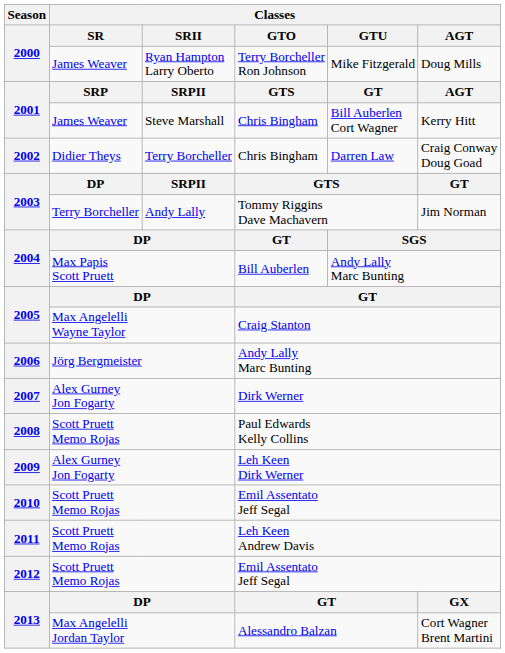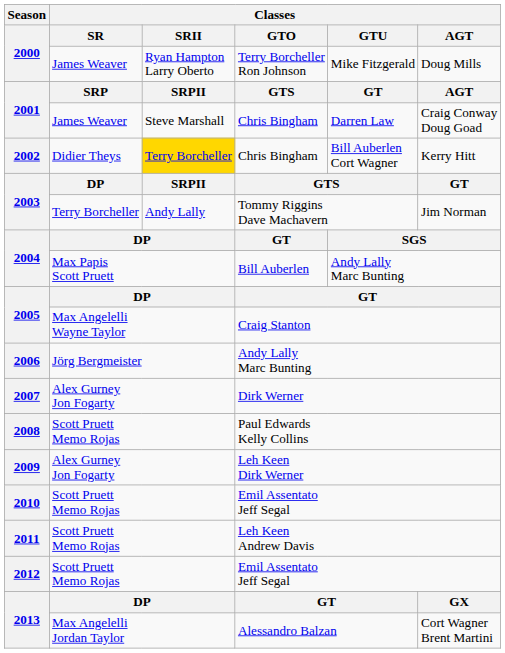(366, 120) Bill Auberlen Cort Wagner -> (362, 120) Darren Law
(448, 120) Kerry Hitt -> (459, 120) Craig Conway Doug Goad
(188, 155) no background -> (188, 155) gold background
(362, 155) Darren Law -> (366, 155) Bill Auberlen Cort Wagner
(459, 155) Craig Conway Doug Goad -> (448, 155) Kerry Hitt
